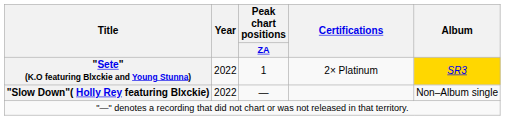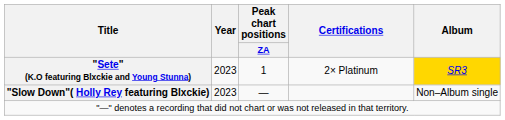(225, 71) 2022 -> (225, 71) 2023
(225, 92) 2022 -> (225, 92) 2023
